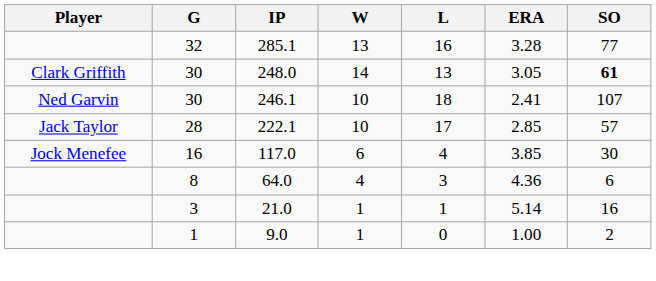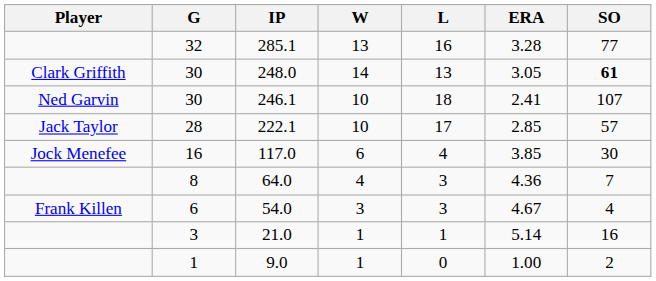(609, 180) 6 -> (609, 180) 7
+ row: (277, 208)
